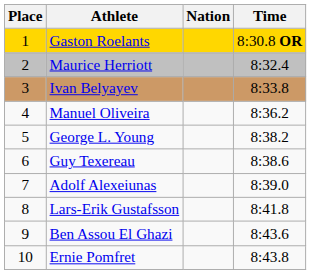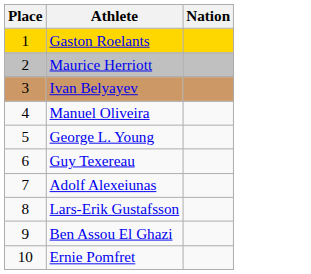- column: (270, 16)
